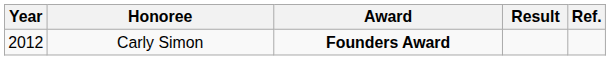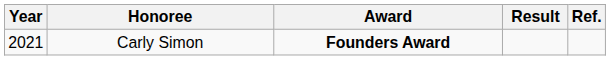(26, 42) 2012 -> (26, 42) 2021
